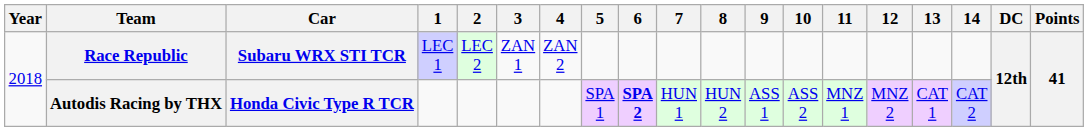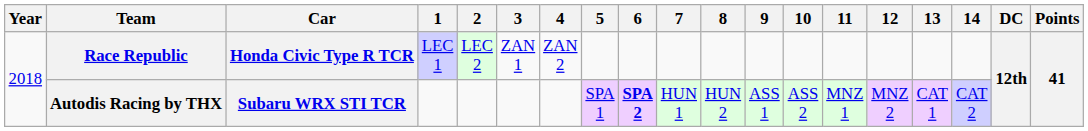(322, 55) Subaru WRX STI TCR -> (322, 55) Honda Civic Type R TCR
(322, 102) Honda Civic Type R TCR -> (322, 102) Subaru WRX STI TCR
